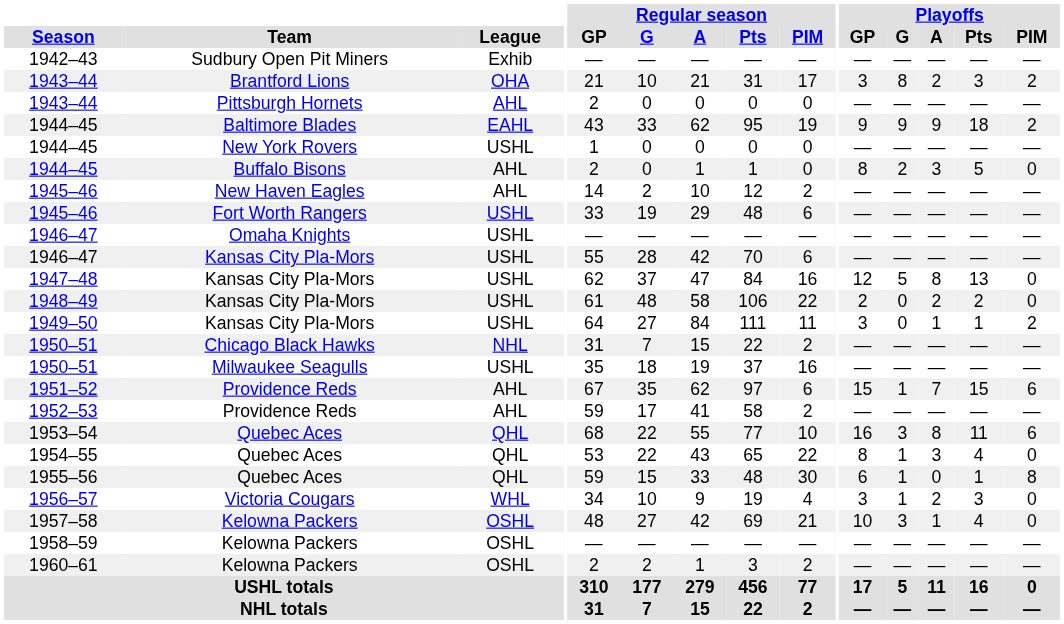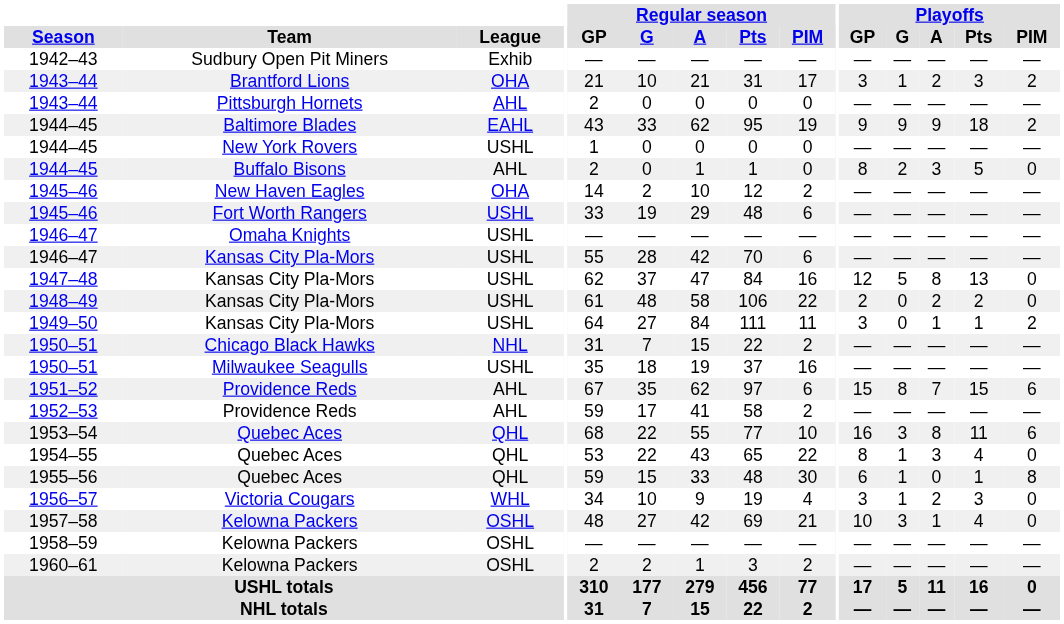(902, 80) 8 -> (902, 80) 1
(510, 190) AHL -> (510, 190) OHA
(902, 388) 1 -> (902, 388) 8
